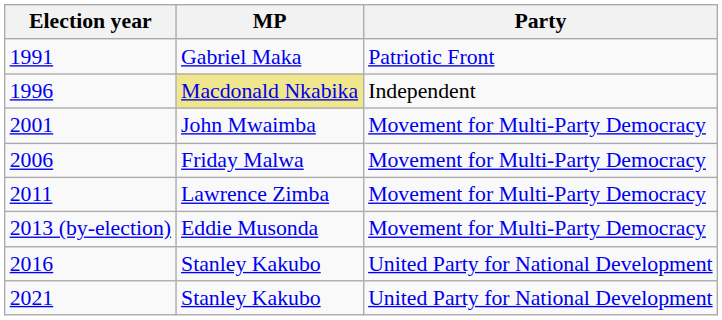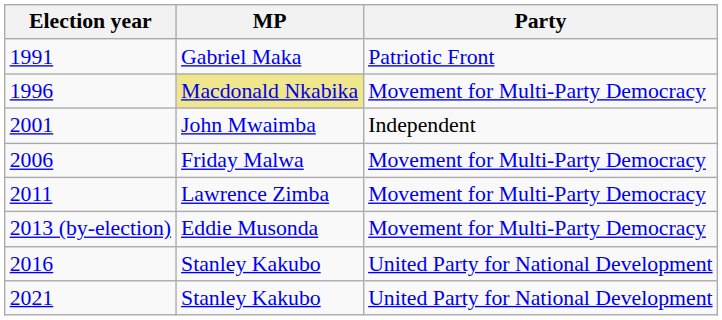(422, 90) Independent -> (537, 90) Movement for Multi-Party Democracy
(537, 125) Movement for Multi-Party Democracy -> (422, 125) Independent
